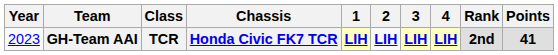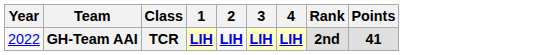- column: (264, 16)
(24, 39) 2023 -> (24, 39) 2022
